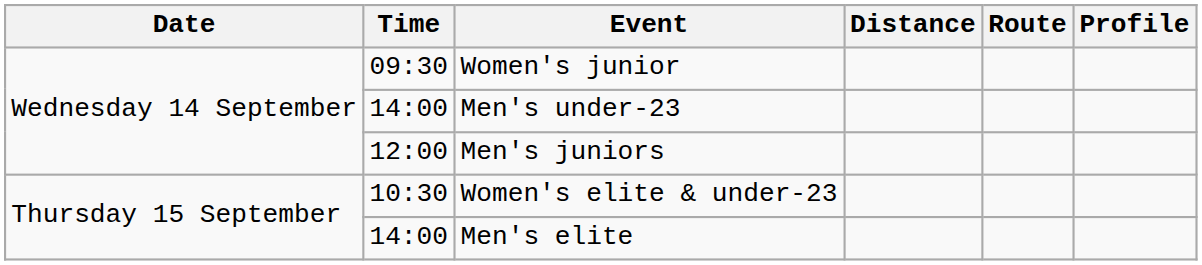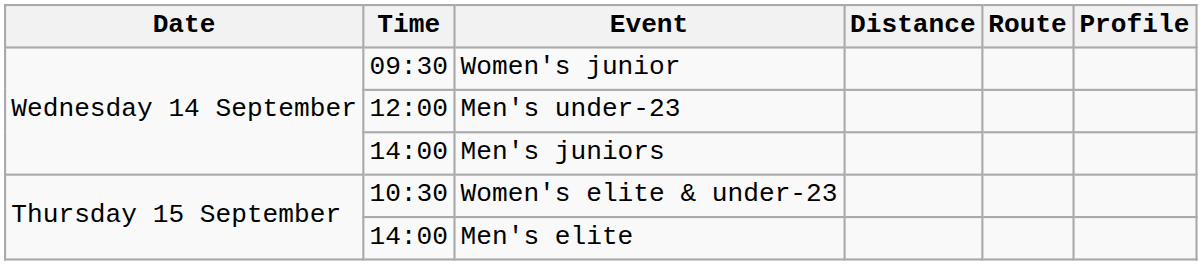(409, 111) 14:00 -> (409, 111) 12:00
(409, 153) 12:00 -> (409, 153) 14:00
